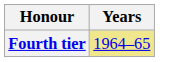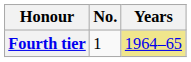+ column: (105, 17)
